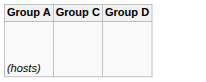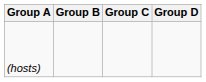+ column: (78, 13)
